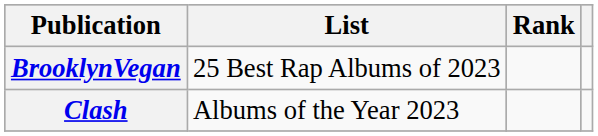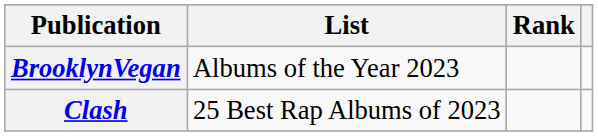(347, 67) 25 Best Rap Albums of 2023 -> (326, 67) Albums of the Year 2023
(326, 109) Albums of the Year 2023 -> (347, 109) 25 Best Rap Albums of 2023
